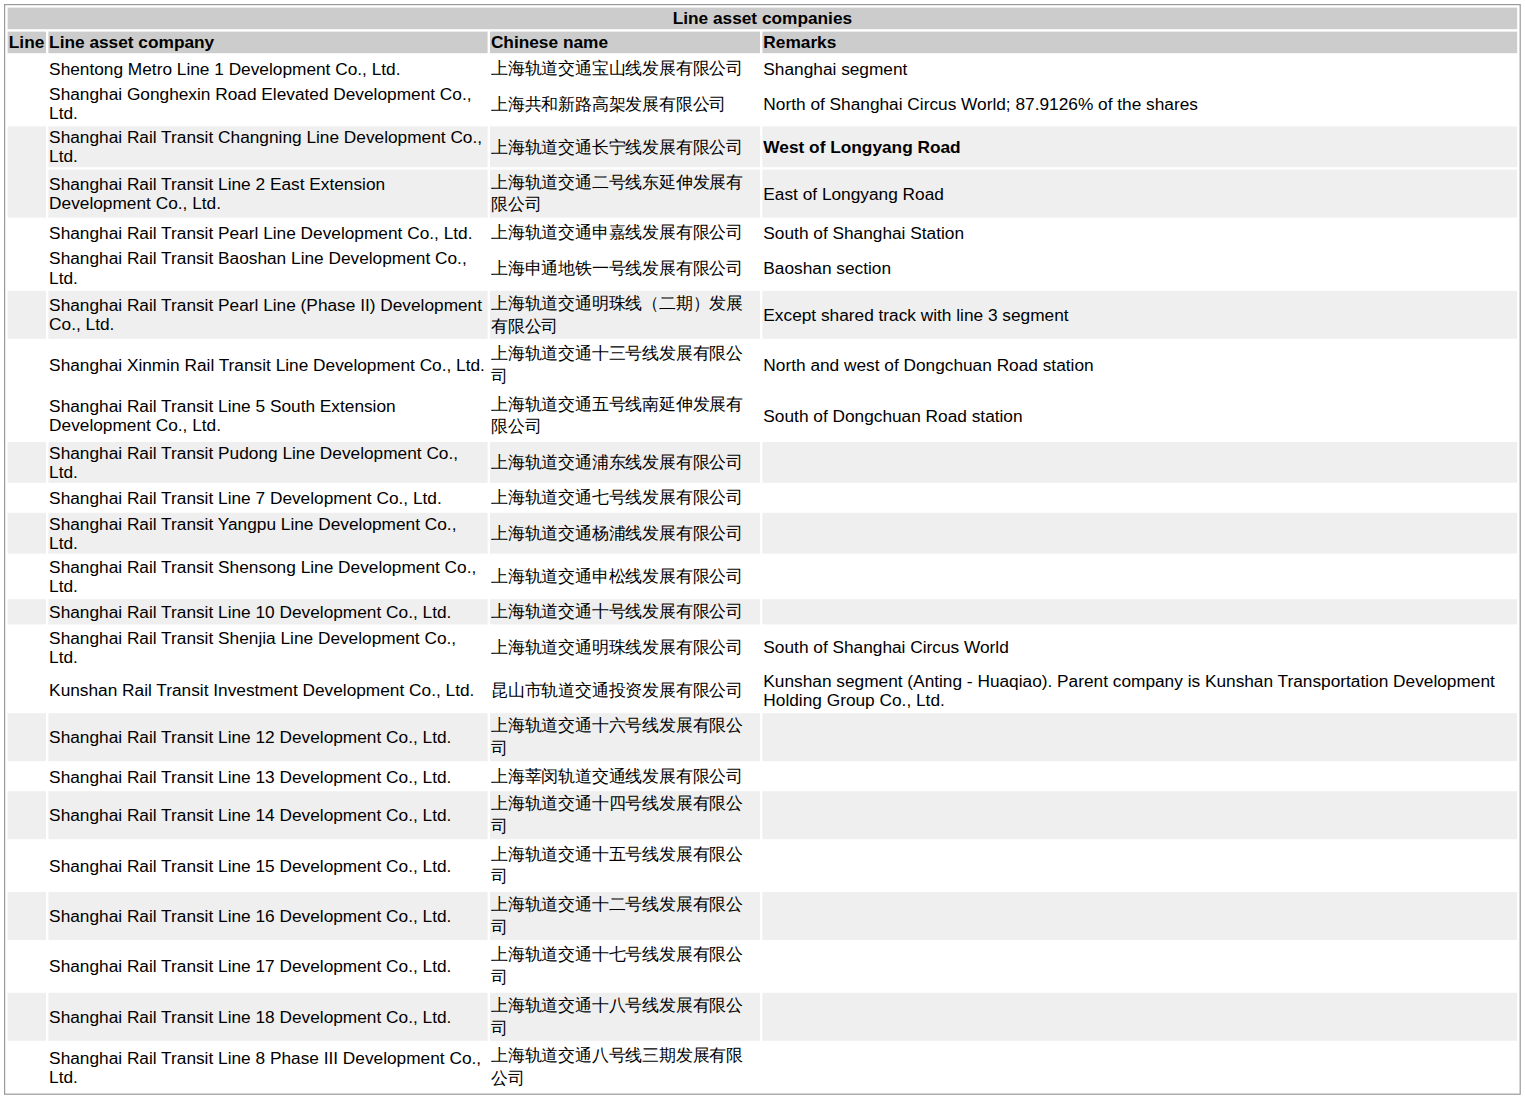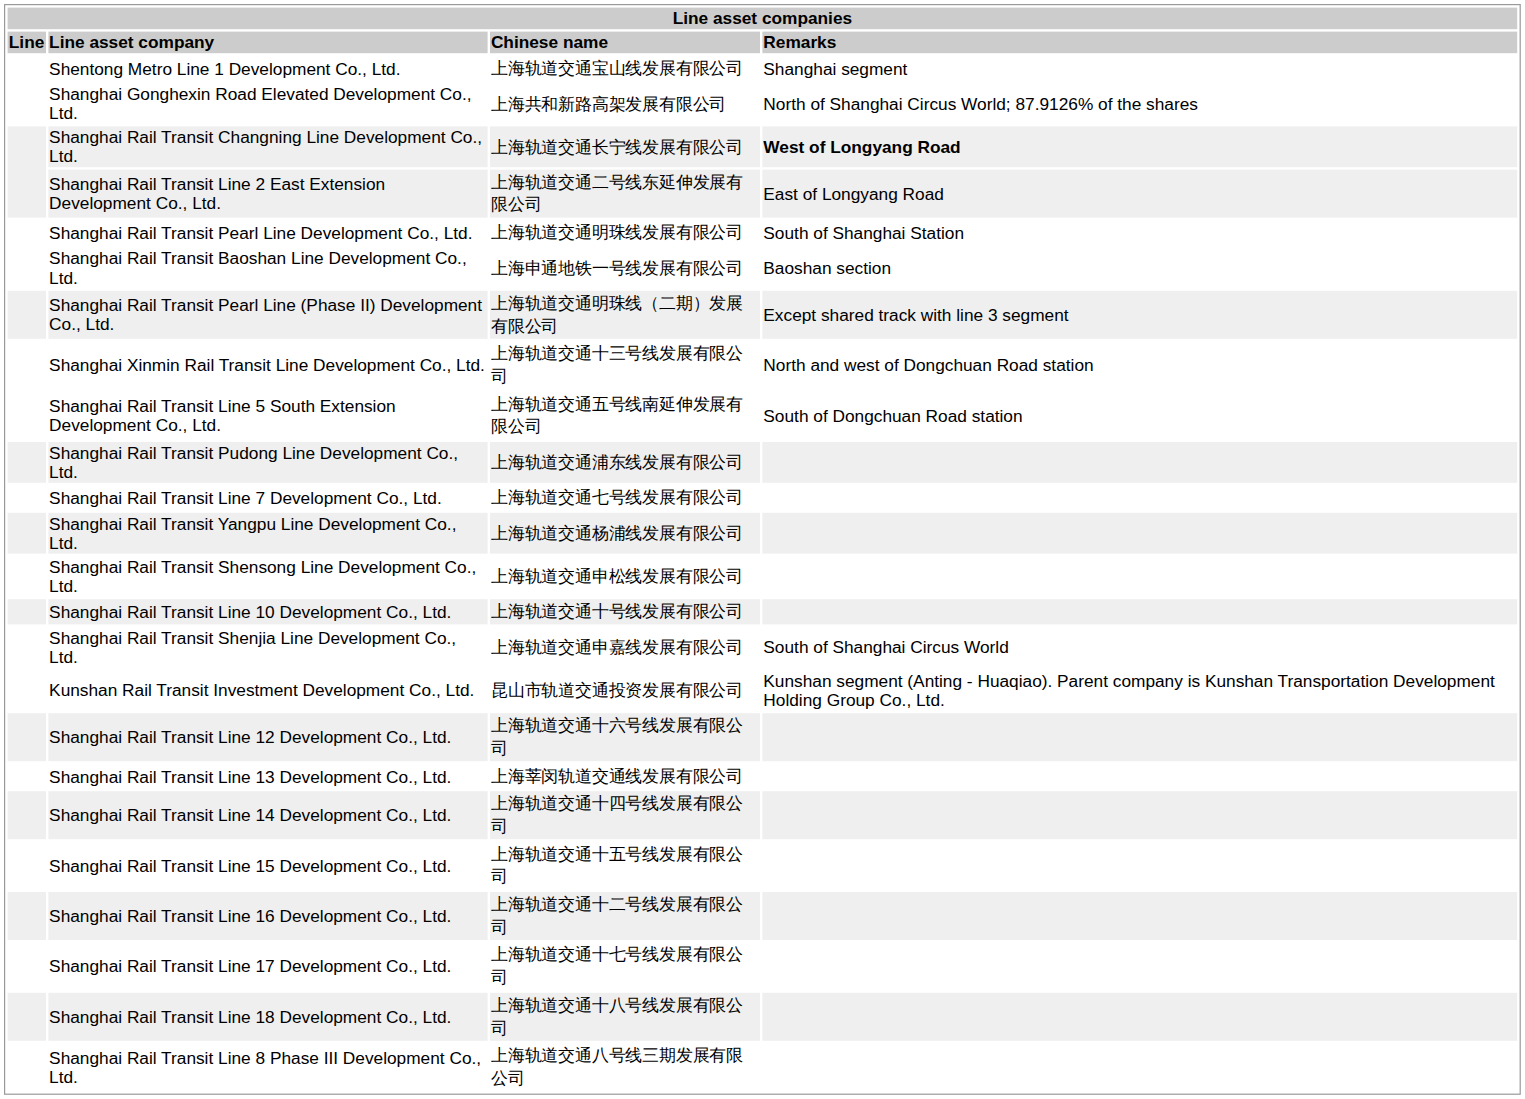(617, 232) 上海轨道交通申嘉线发展有限公司 -> (617, 232) 上海轨道交通明珠线发展有限公司
(617, 647) 上海轨道交通明珠线发展有限公司 -> (617, 647) 上海轨道交通申嘉线发展有限公司
